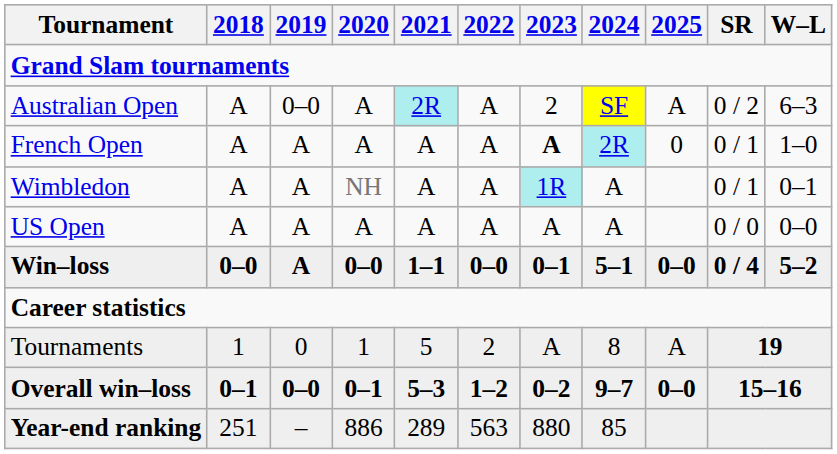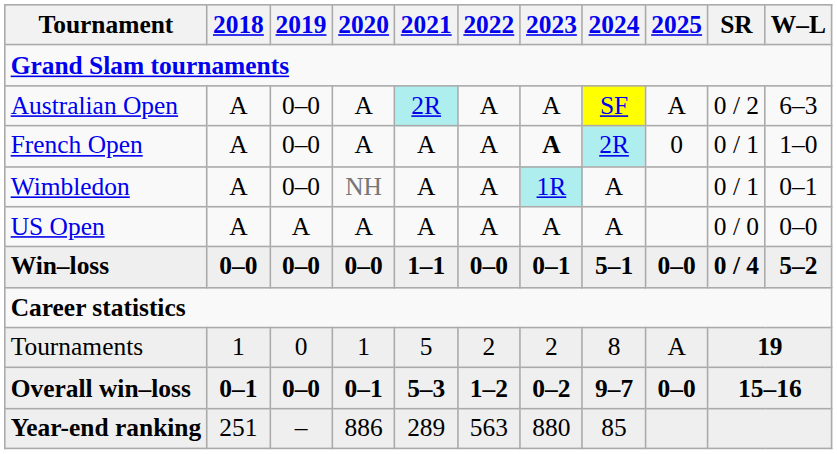(551, 105) 2 -> (551, 105) A
(301, 145) A -> (301, 145) 0–0
(301, 186) A -> (301, 186) 0–0
(301, 266) A -> (301, 266) 0–0
(551, 347) A -> (551, 347) 2
